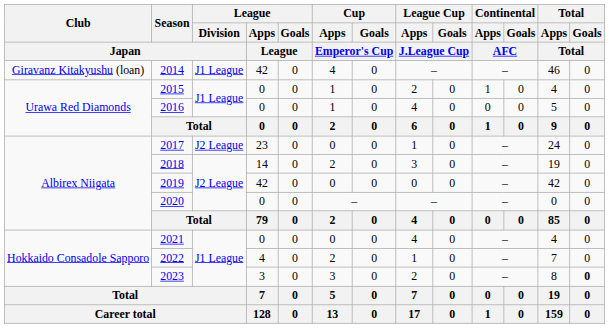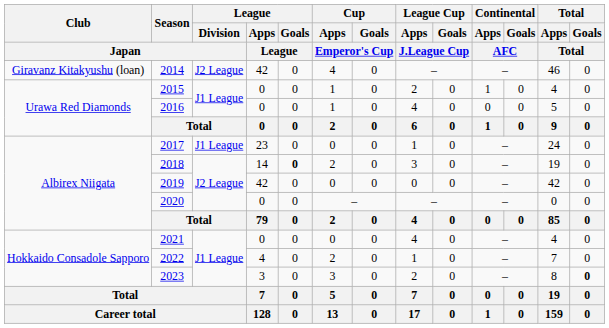(219, 70) J1 League -> (219, 70) J2 League
(219, 145) J2 League -> (219, 145) J1 League
(295, 164) normal -> (295, 164) bold
